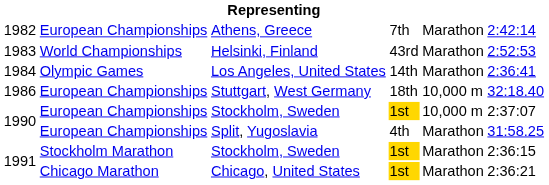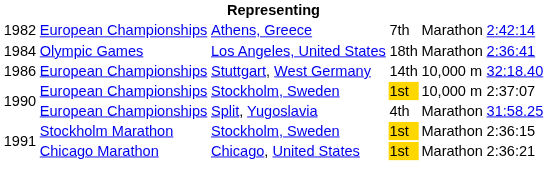- row: (20, 51)
(404, 71) 14th -> (404, 51) 18th
(404, 91) 18th -> (404, 71) 14th
